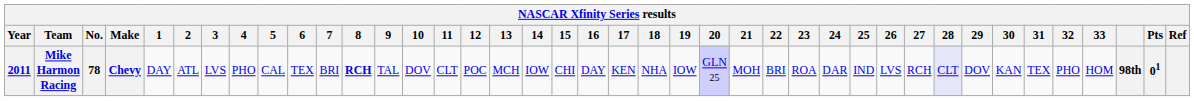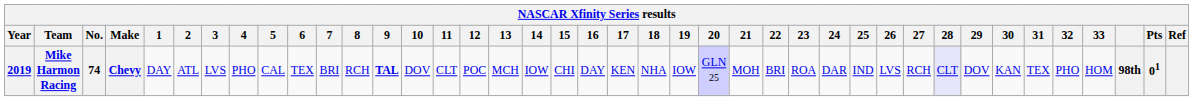(19, 70) 2011 -> (19, 70) 2019
(94, 70) 78 -> (94, 70) 74
(358, 70) bold -> (357, 70) normal
(388, 70) normal -> (387, 70) bold
